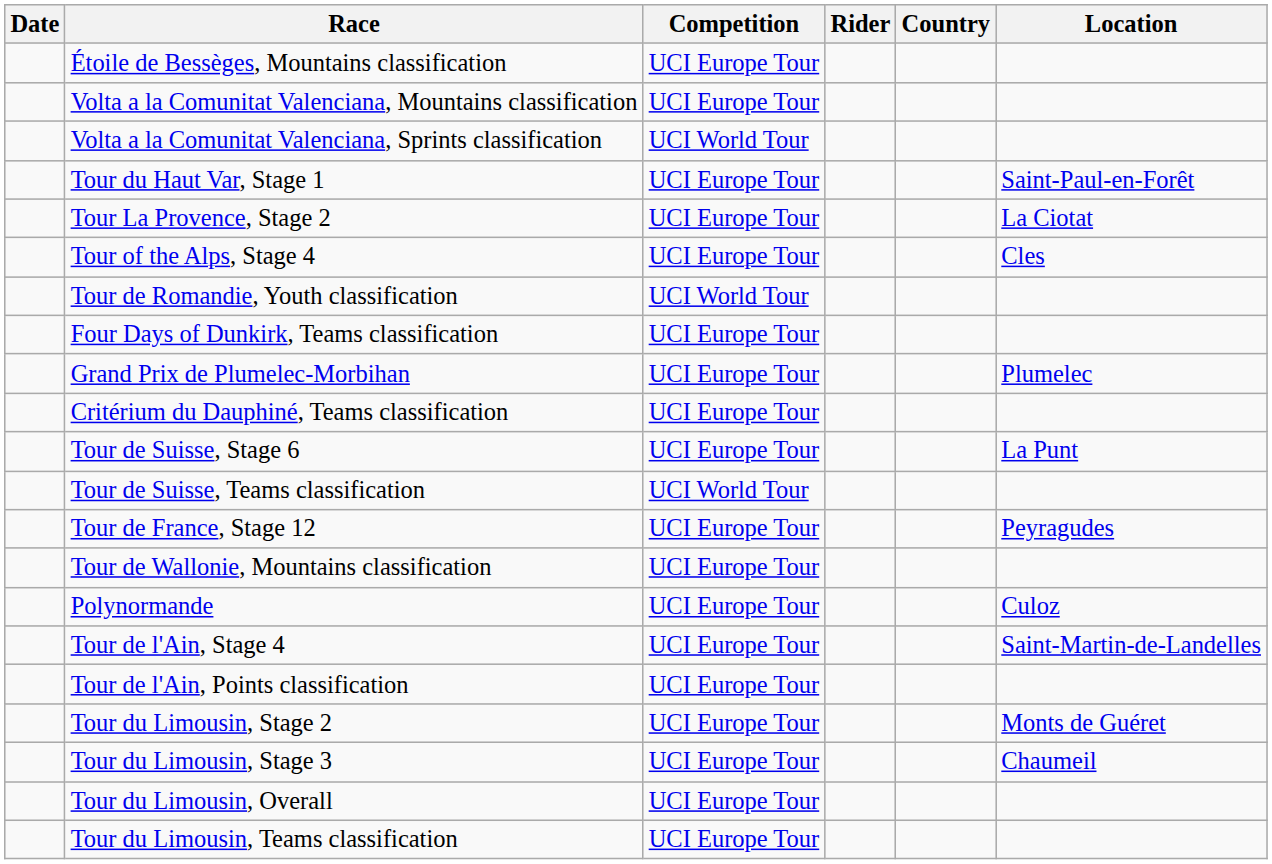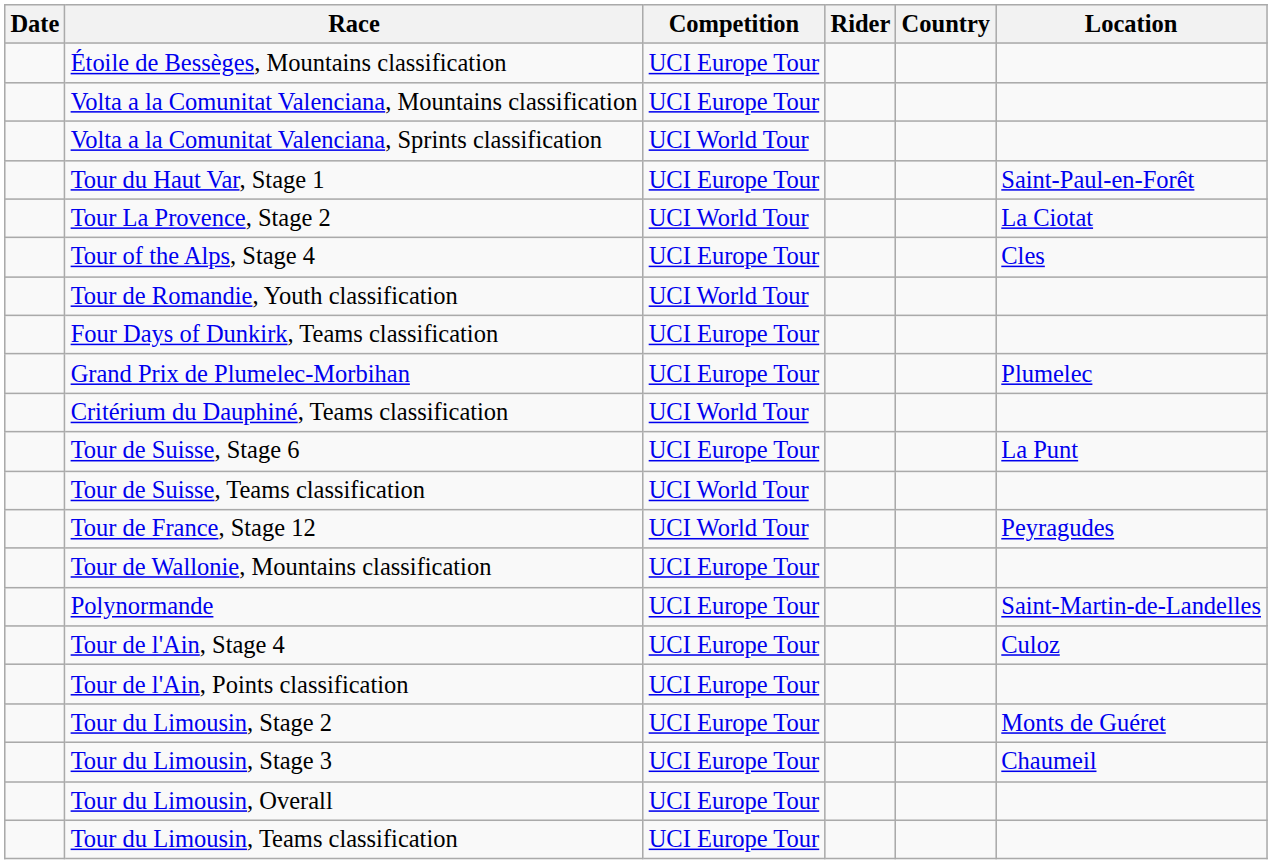(734, 218) UCI Europe Tour -> (729, 218) UCI World Tour
(734, 412) UCI Europe Tour -> (729, 412) UCI World Tour
(734, 528) UCI Europe Tour -> (729, 528) UCI World Tour
(1031, 606) Culoz -> (1131, 606) Saint-Martin-de-Landelles
(1131, 645) Saint-Martin-de-Landelles -> (1031, 645) Culoz
